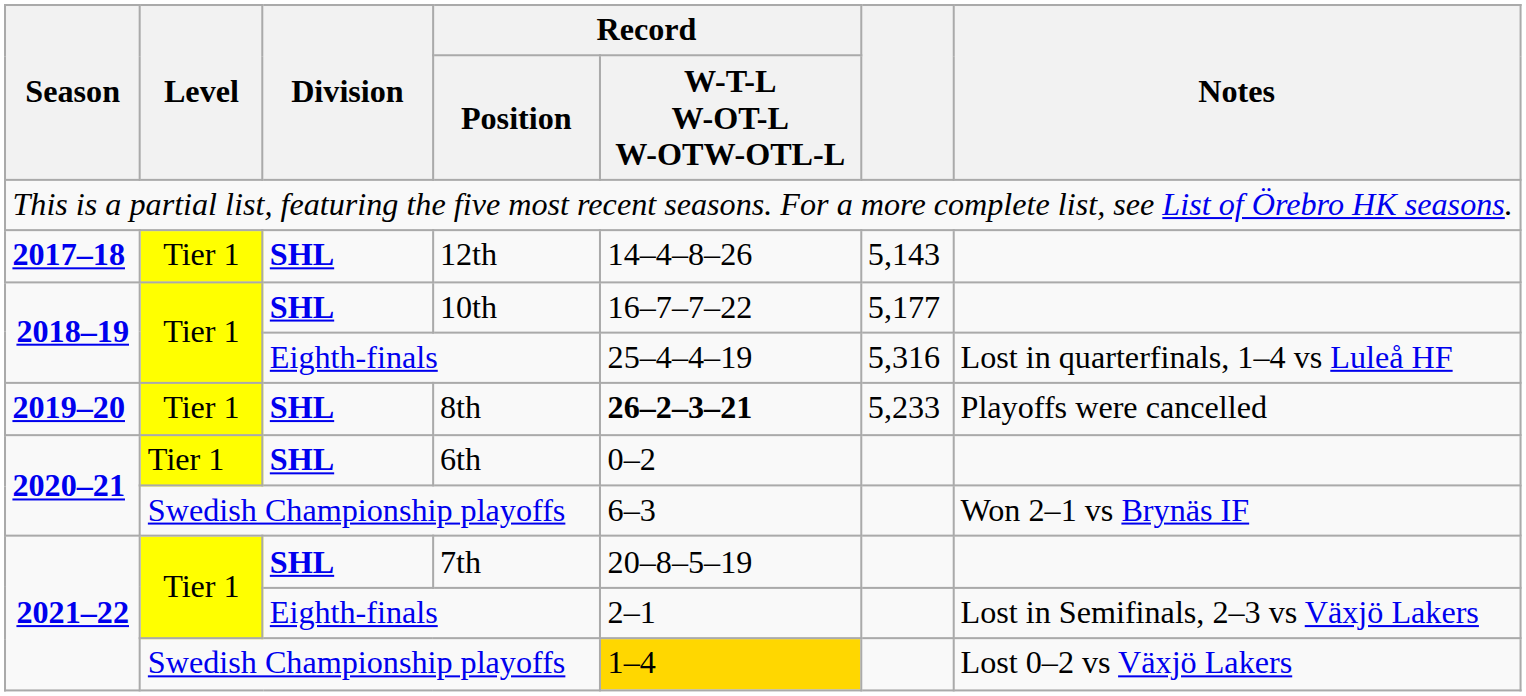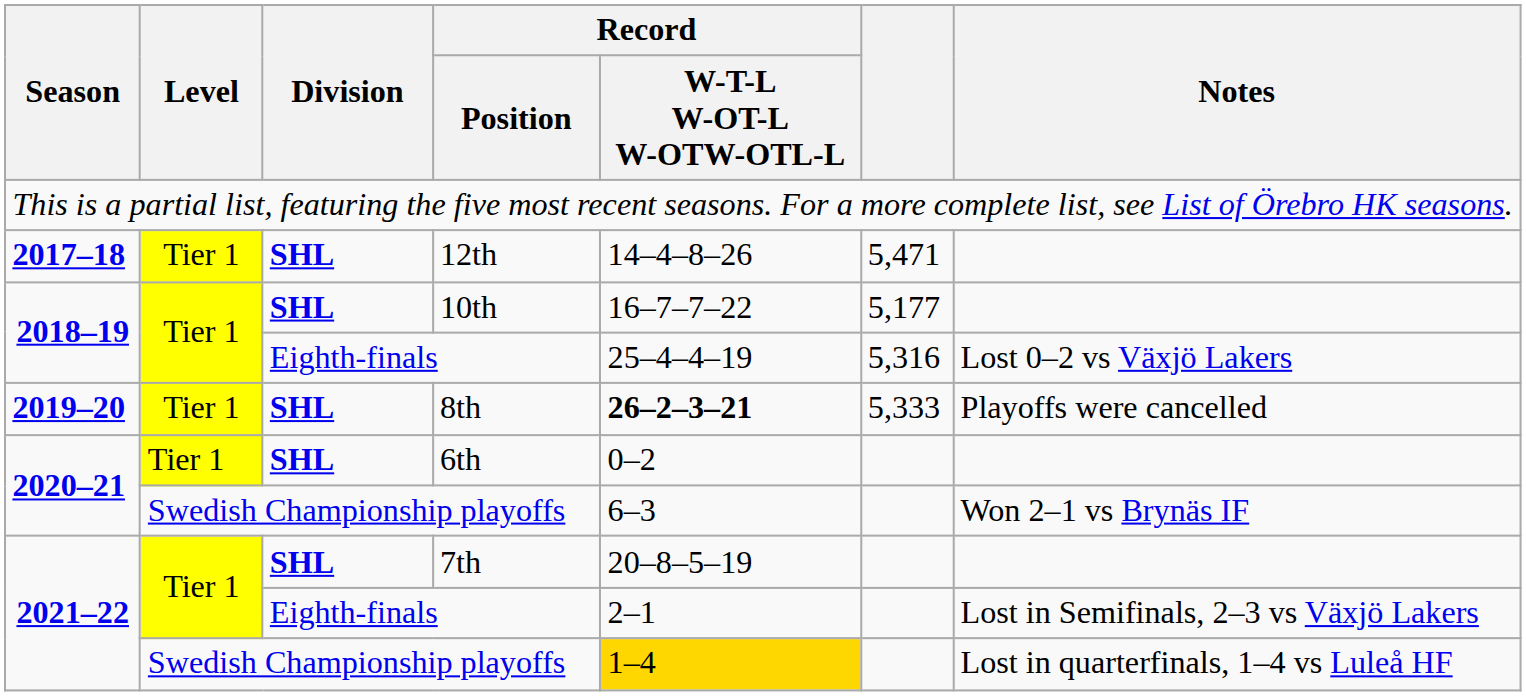(904, 255) 5,143 -> (904, 255) 5,471
(1207, 357) Lost in quarterfinals, 1–4 vs Luleå HF -> (1126, 357) Lost 0–2 vs Växjö Lakers
(904, 408) 5,233 -> (904, 408) 5,333
(1126, 663) Lost 0–2 vs Växjö Lakers -> (1207, 663) Lost in quarterfinals, 1–4 vs Luleå HF
